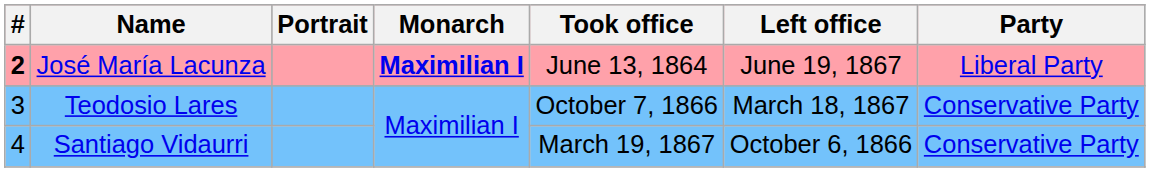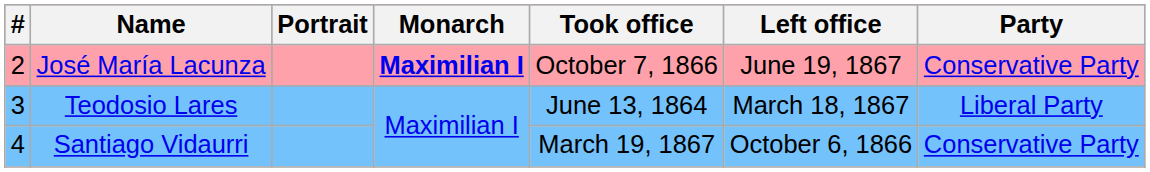(18, 65) bold -> (18, 65) normal
(627, 65) June 13, 1864 -> (627, 65) October 7, 1866
(1031, 65) Liberal Party -> (1031, 65) Conservative Party
(627, 105) October 7, 1866 -> (627, 105) June 13, 1864
(1031, 105) Conservative Party -> (1031, 105) Liberal Party
